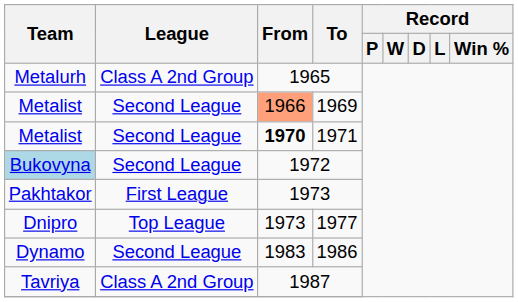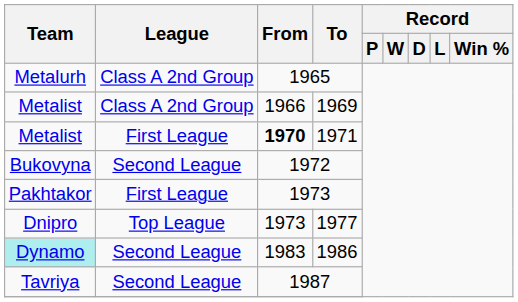(177, 106) Second League -> (177, 106) Class A 2nd Group
(285, 106) lightsalmon background -> (285, 106) no background
(177, 135) Second League -> (177, 135) First League
(50, 164) lightblue background -> (50, 164) no background
(50, 252) no background -> (50, 252) paleturquoise background
(177, 281) Class A 2nd Group -> (177, 281) Second League
